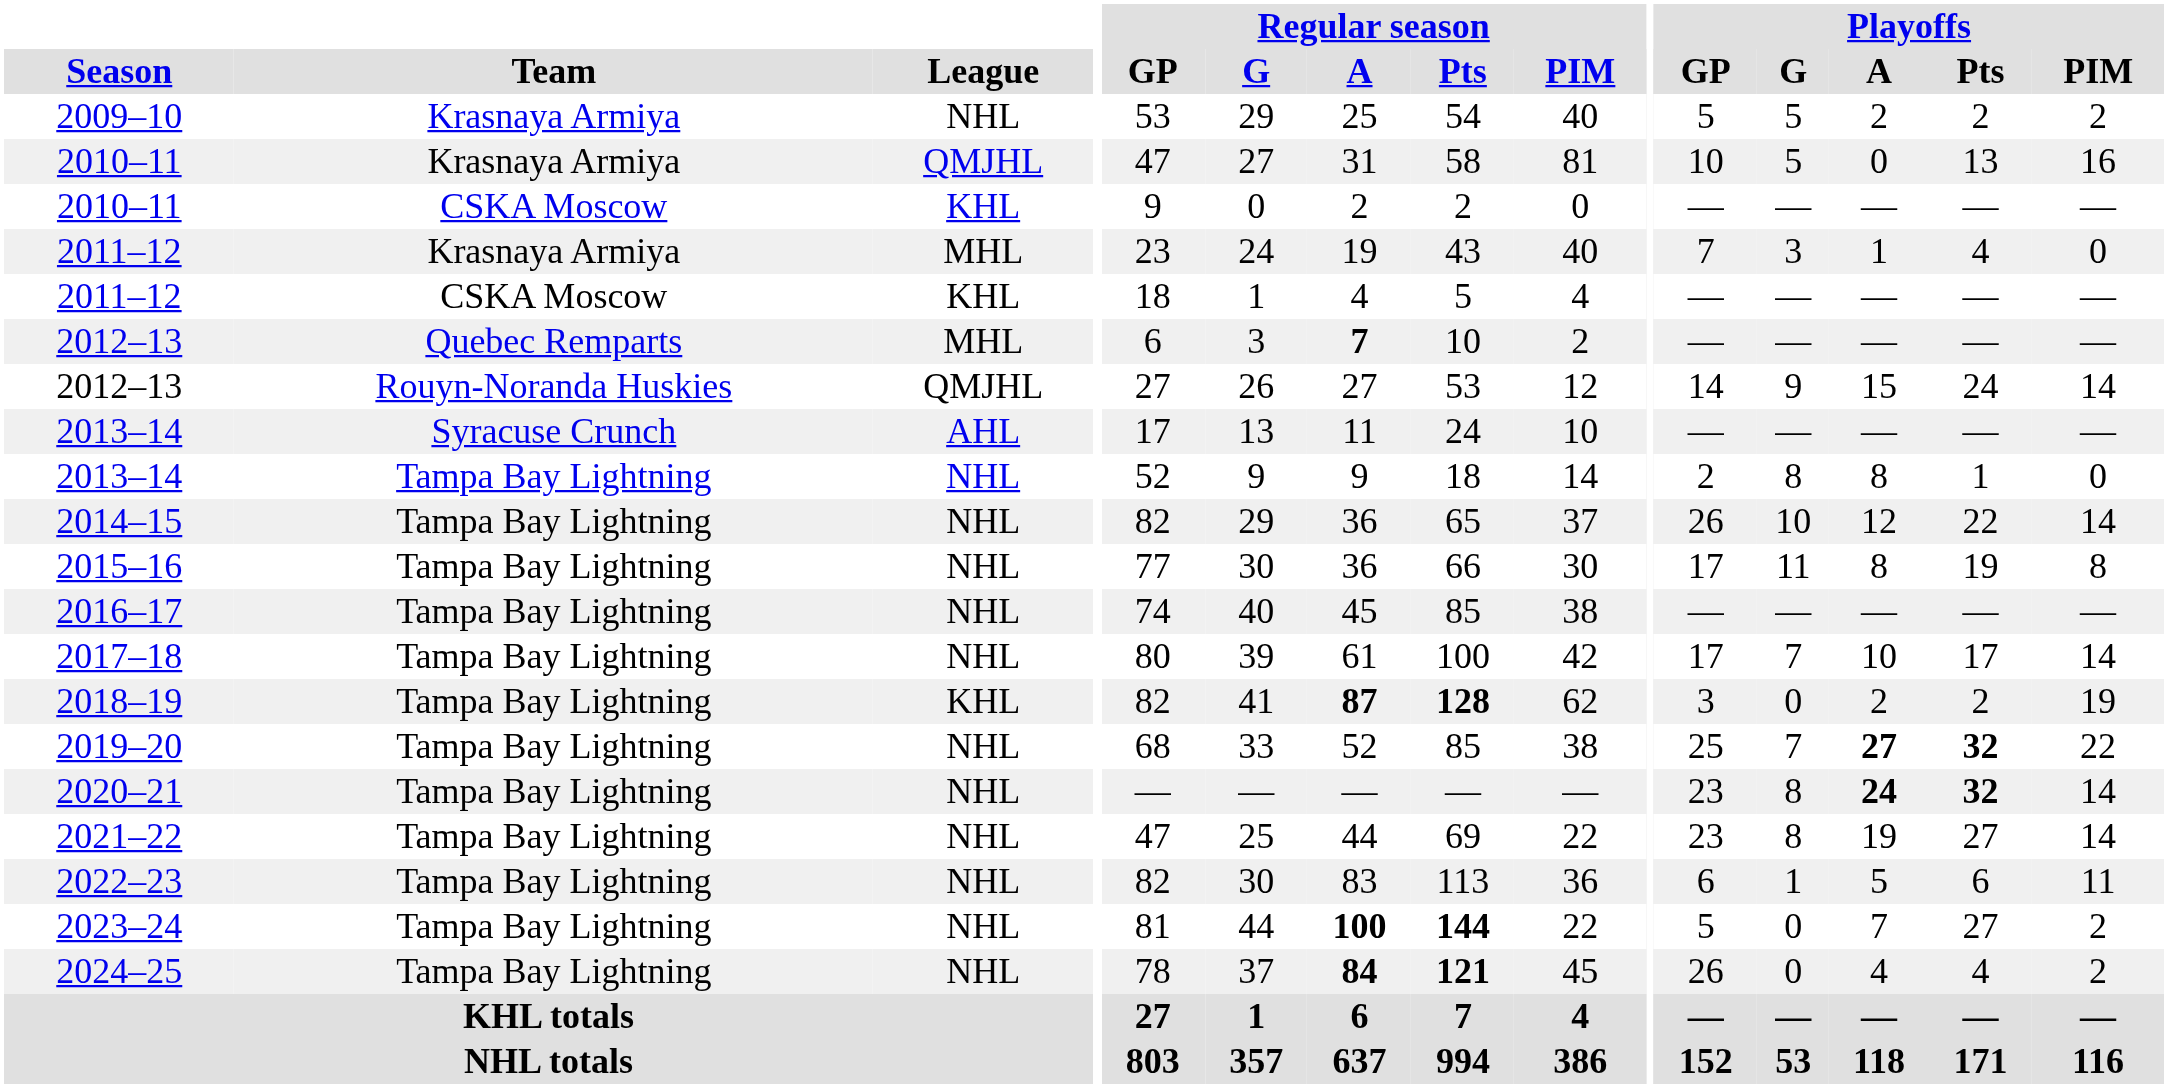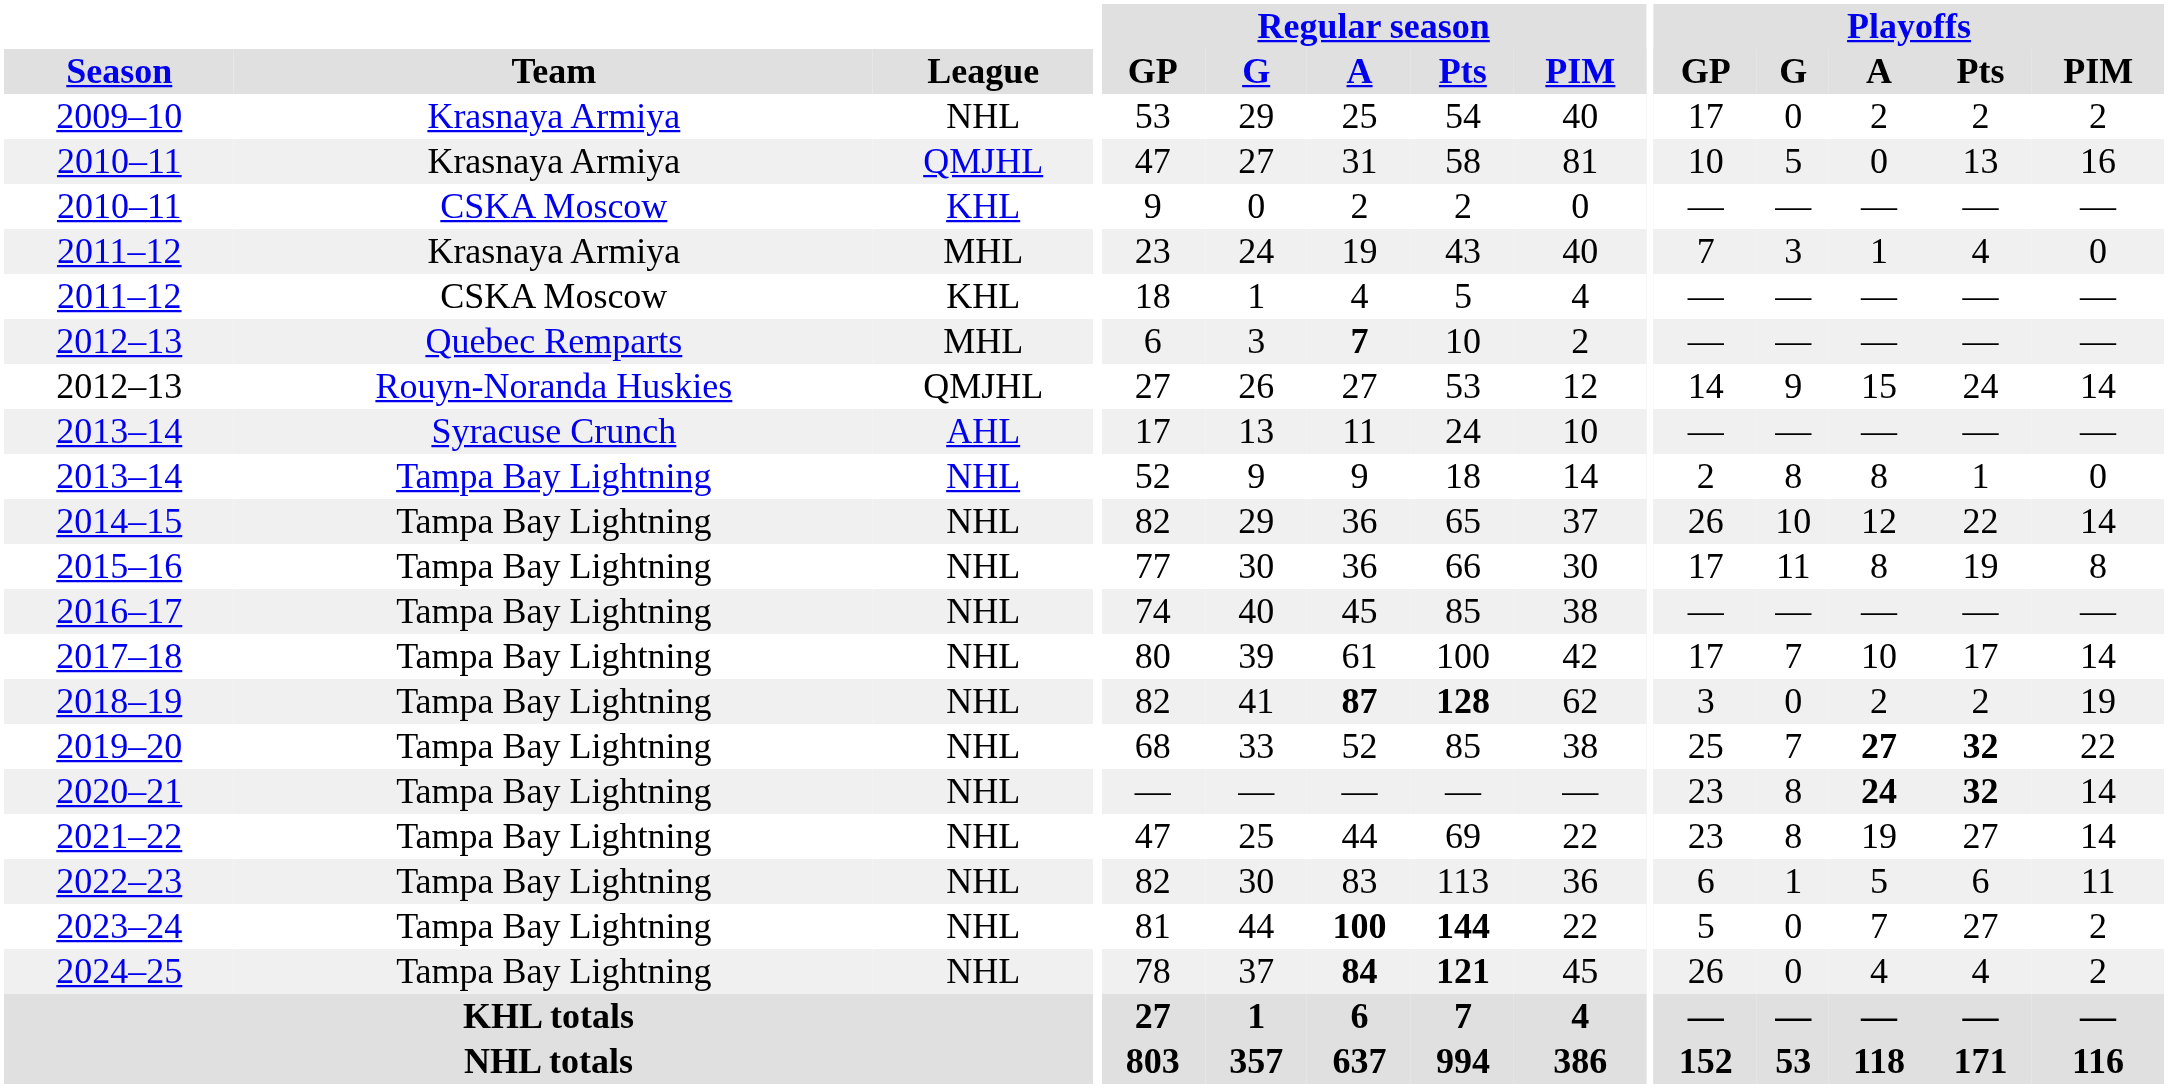(1706, 115) 5 -> (1706, 115) 17
(1793, 115) 5 -> (1793, 115) 0
(983, 700) KHL -> (983, 700) NHL
